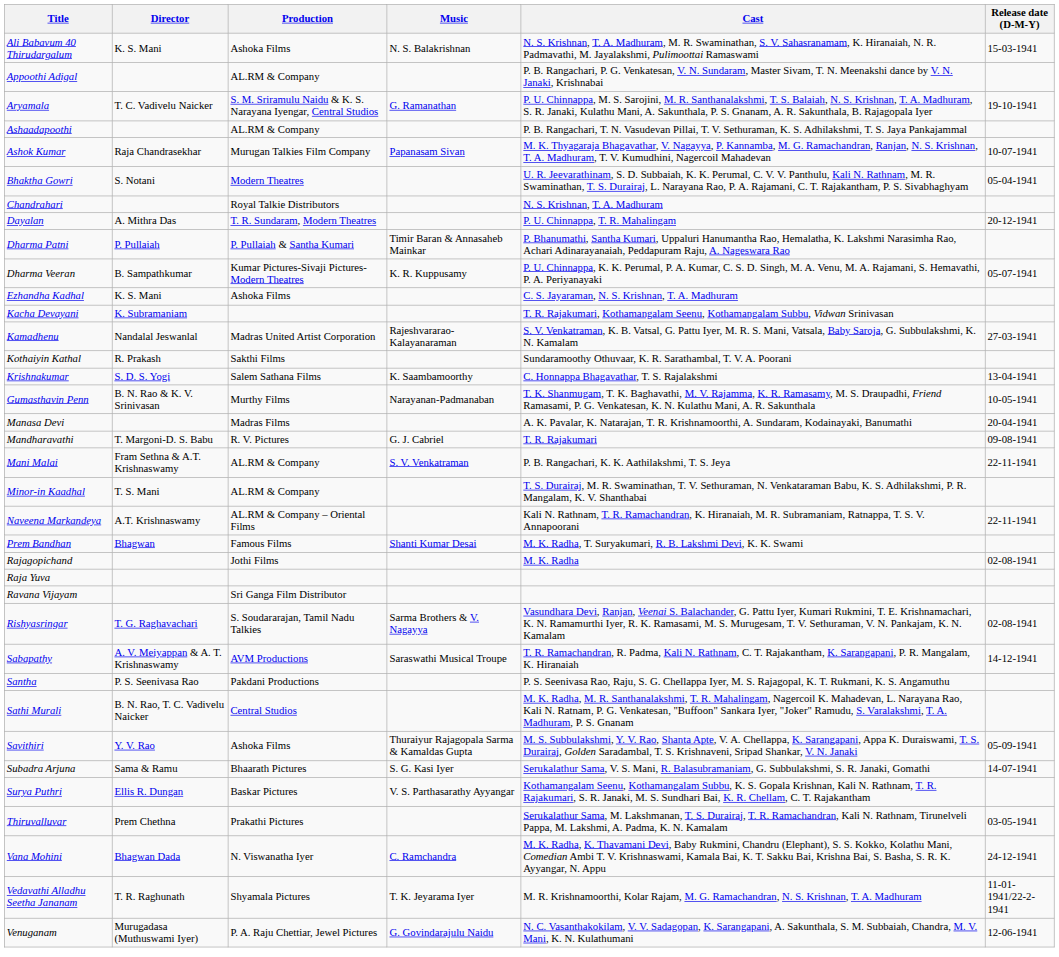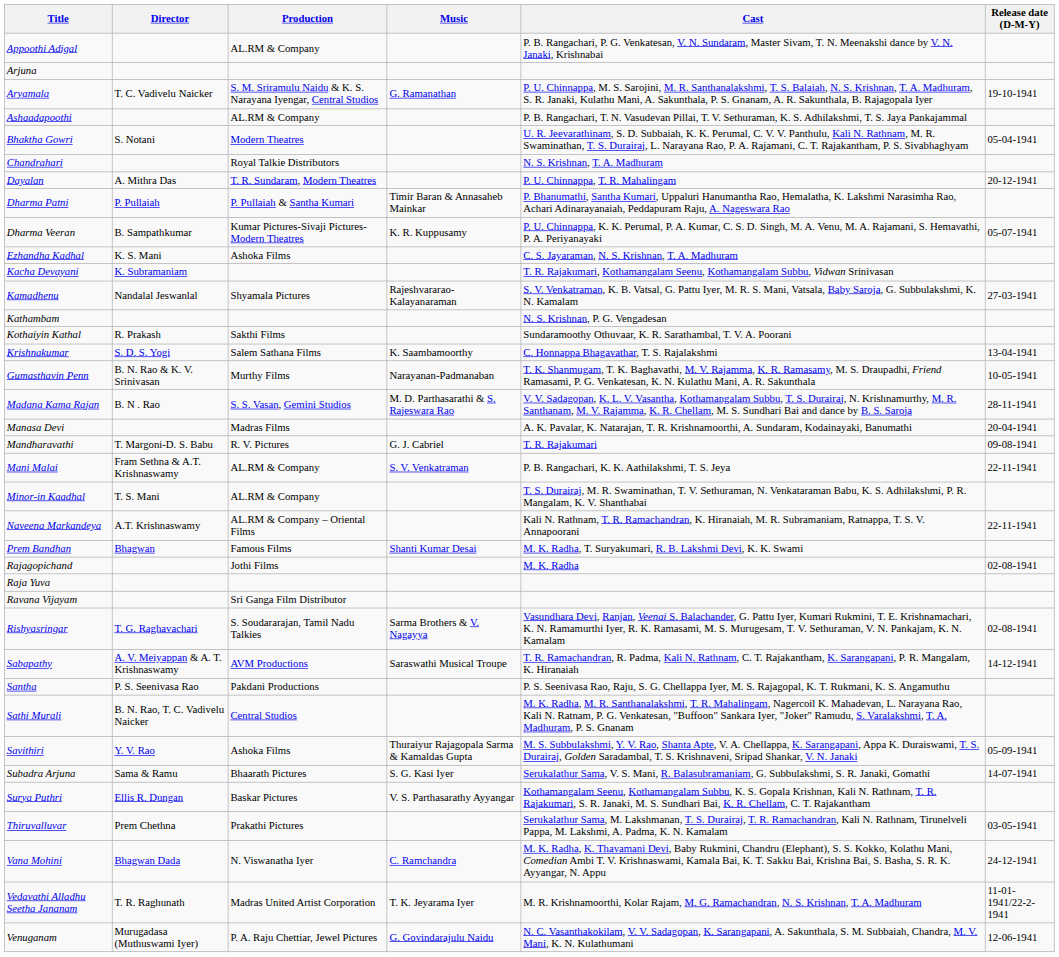- row: (41, 48)
+ row: (22, 71)
- row: (36, 152)
(303, 336) Madras United Artist Corporation -> (270, 295) Shyamala Pictures
+ row: (33, 318)
+ row: (53, 404)
(270, 897) Shyamala Pictures -> (303, 902) Madras United Artist Corporation
